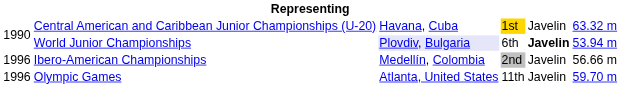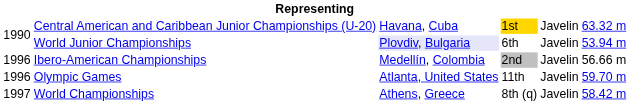(549, 43) bold -> (559, 43) normal
+ row: (94, 94)
